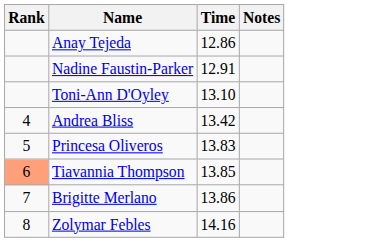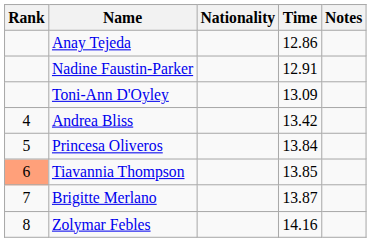+ column: (238, 17)
(218, 95) 13.10 -> (300, 95) 13.09
(218, 146) 13.83 -> (300, 146) 13.84
(218, 198) 13.86 -> (300, 198) 13.87
